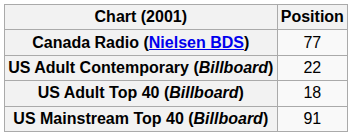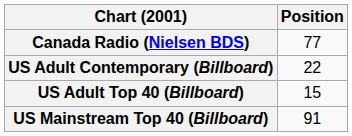(312, 93) 18 -> (312, 93) 15
